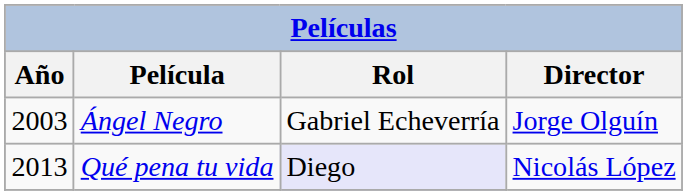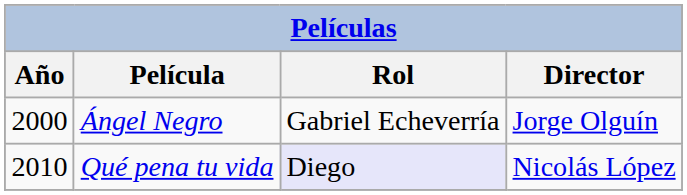(40, 120) 2003 -> (40, 120) 2000
(40, 166) 2013 -> (40, 166) 2010
